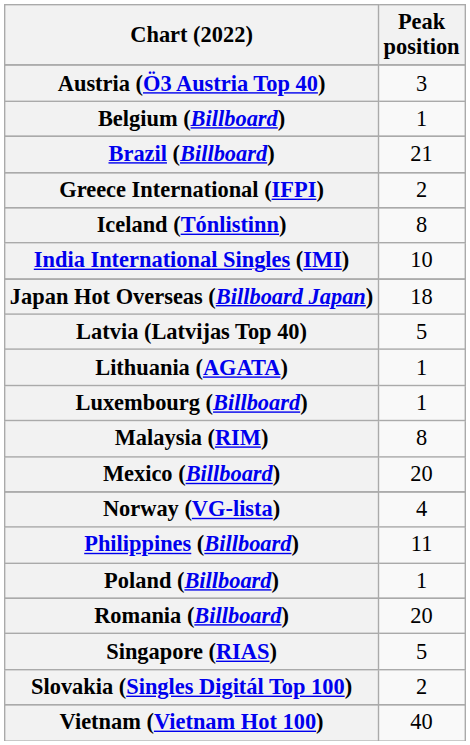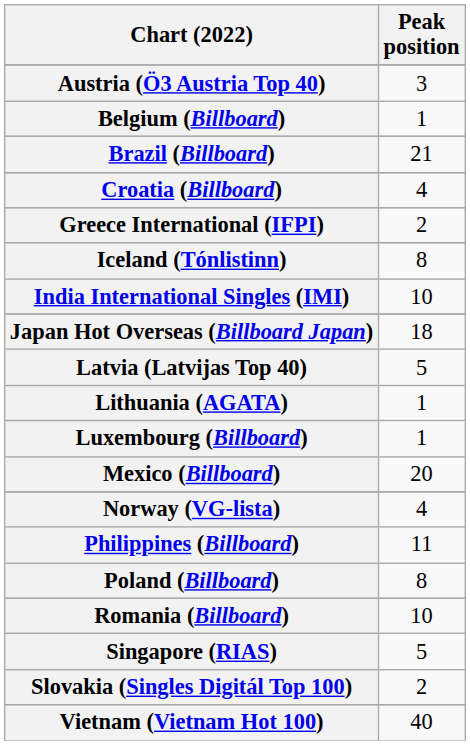+ row: (192, 189)
- row: (192, 438)
(422, 580) 1 -> (422, 580) 8
(422, 615) 20 -> (422, 615) 10
